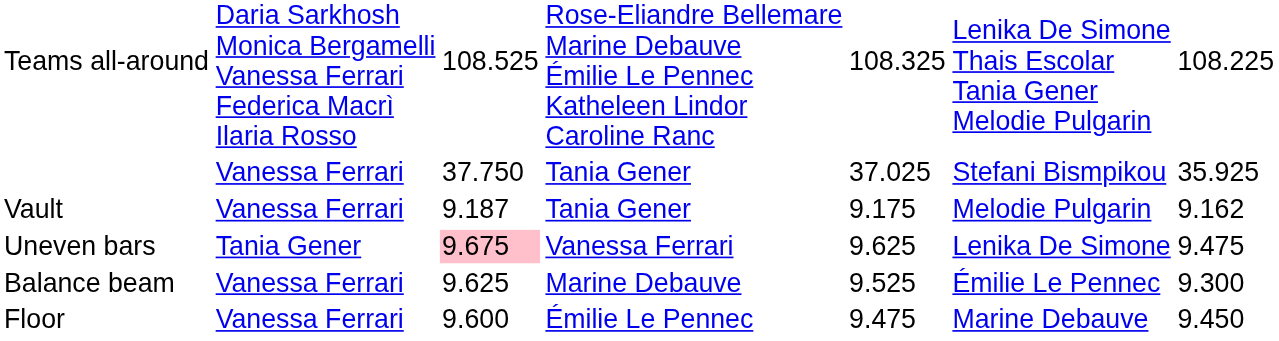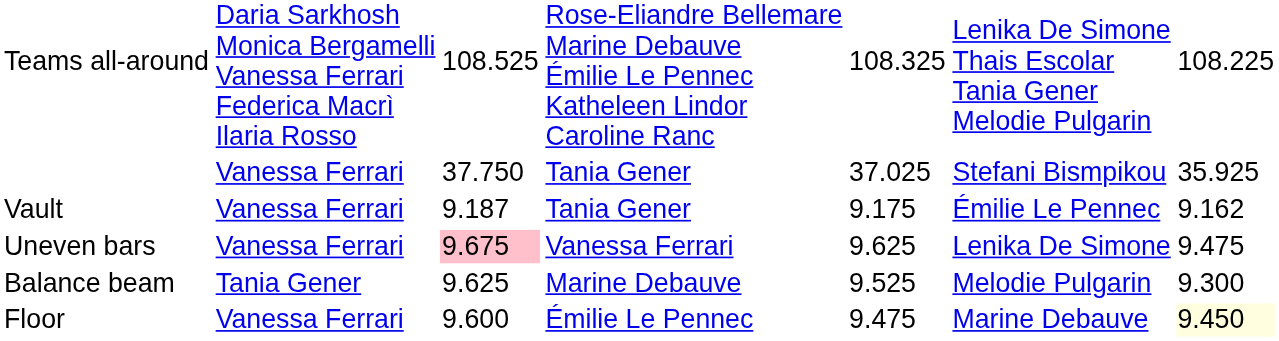(1052, 209) Melodie Pulgarin -> (1056, 209) Émilie Le Pennec
(288, 246) Tania Gener -> (310, 246) Vanessa Ferrari
(310, 282) Vanessa Ferrari -> (288, 282) Tania Gener
(1056, 282) Émilie Le Pennec -> (1052, 282) Melodie Pulgarin
(1211, 319) no background -> (1211, 319) lightyellow background
